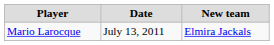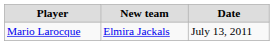columns swapped: (226, 13) <-> (141, 13)
